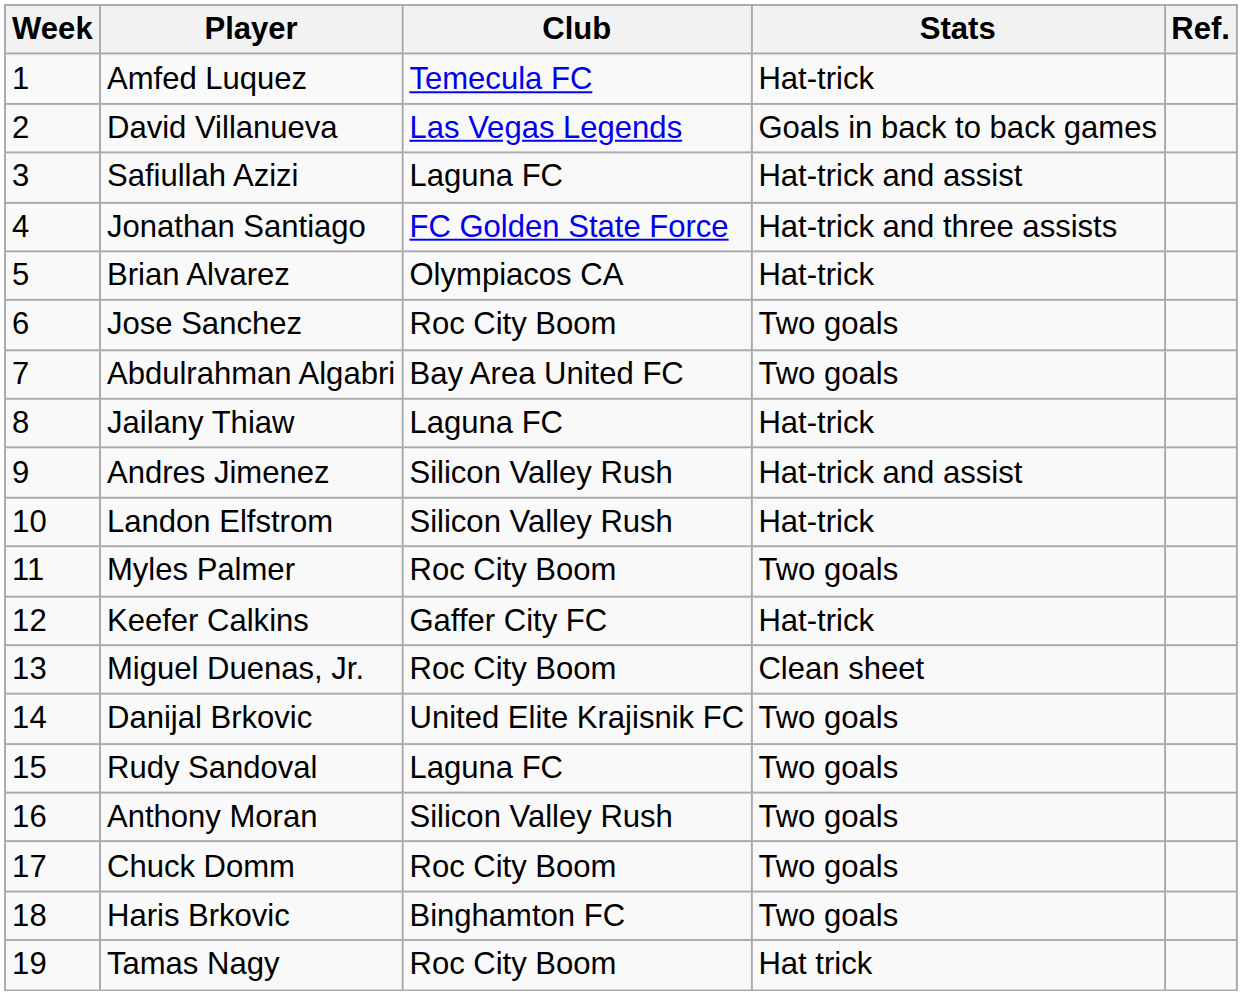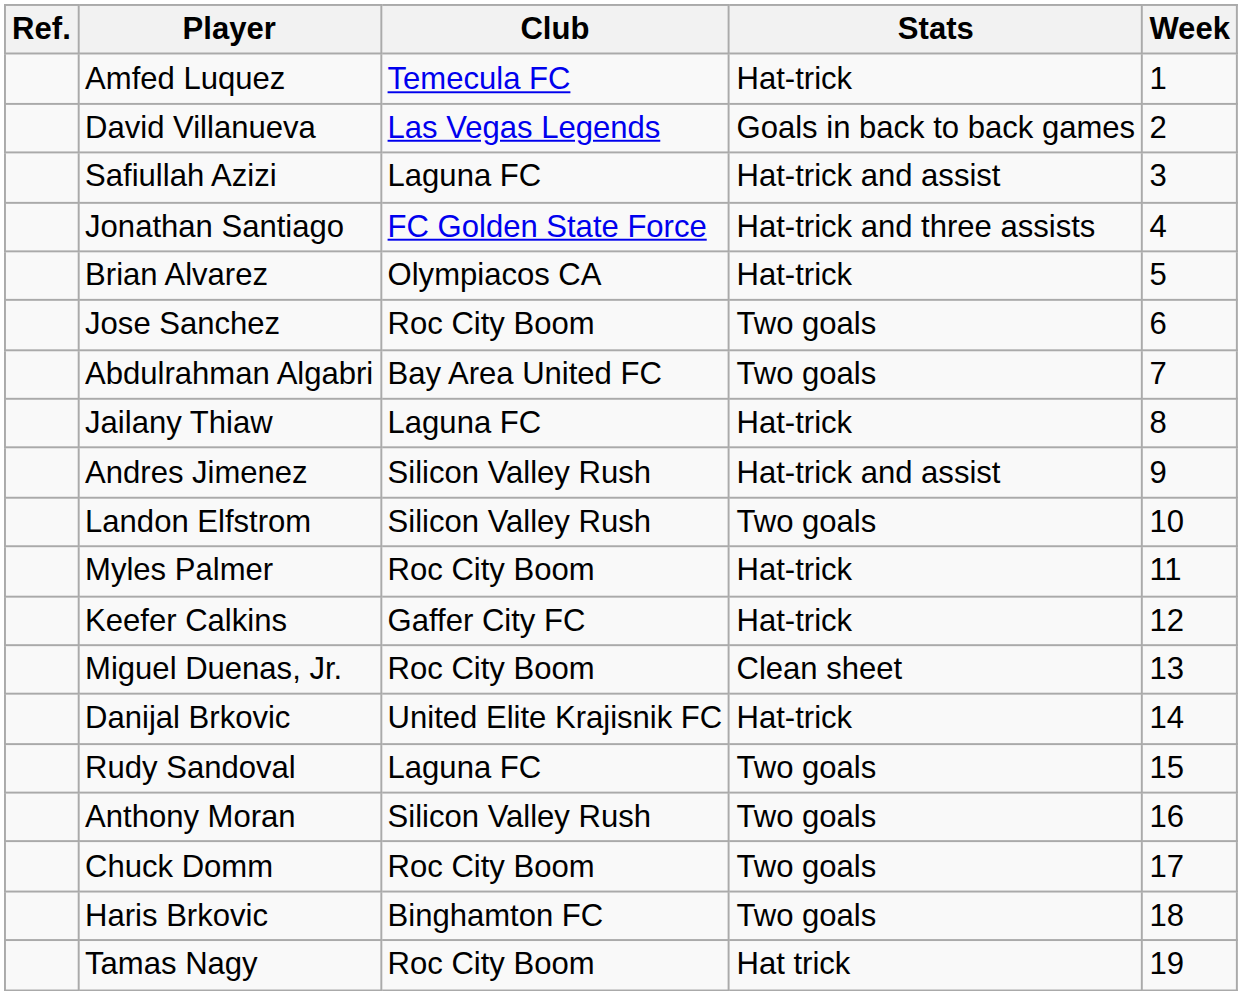columns swapped: (52, 29) <-> (1201, 29)
(816, 521) Hat-trick -> (806, 521) Two goals
(828, 570) Two goals -> (794, 570) Hat-trick
(828, 718) Two goals -> (794, 718) Hat-trick
